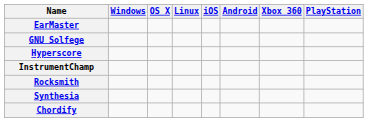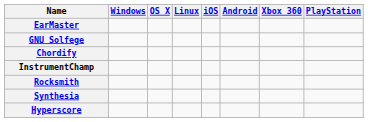rows swapped: (56, 54) <-> (56, 110)
